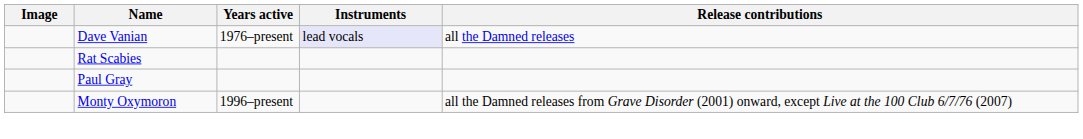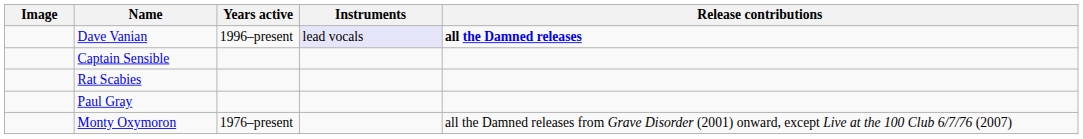(256, 36) 1976–present -> (256, 36) 1996–present
(510, 36) normal -> (513, 36) bold
+ row: (123, 58)
(256, 101) 1996–present -> (256, 123) 1976–present
